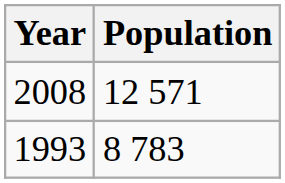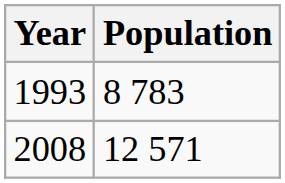rows swapped: (50, 148) <-> (50, 90)
